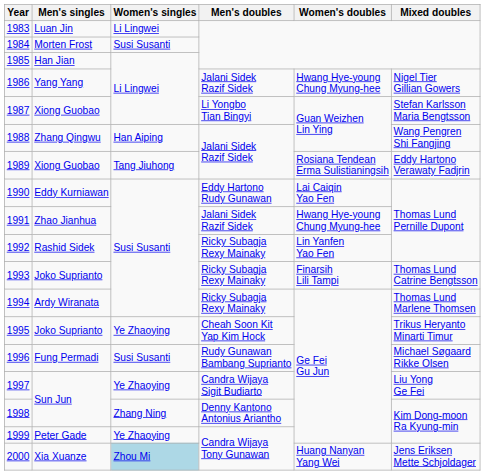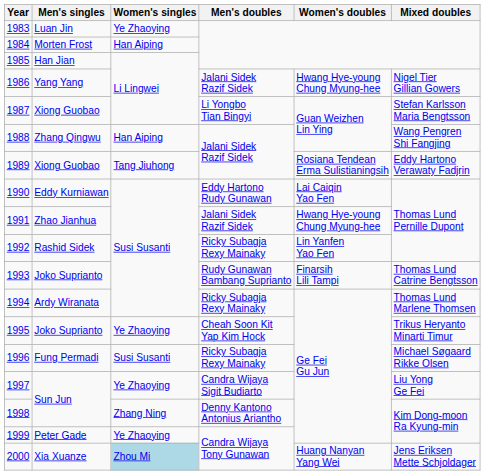(136, 29) Li Lingwei -> (142, 29) Ye Zhaoying
(142, 45) Susi Susanti -> (138, 45) Han Aiping
(234, 276) Ricky Subagja Rexy Mainaky -> (246, 276) Rudy Gunawan Bambang Suprianto
(246, 358) Rudy Gunawan Bambang Suprianto -> (234, 358) Ricky Subagja Rexy Mainaky
